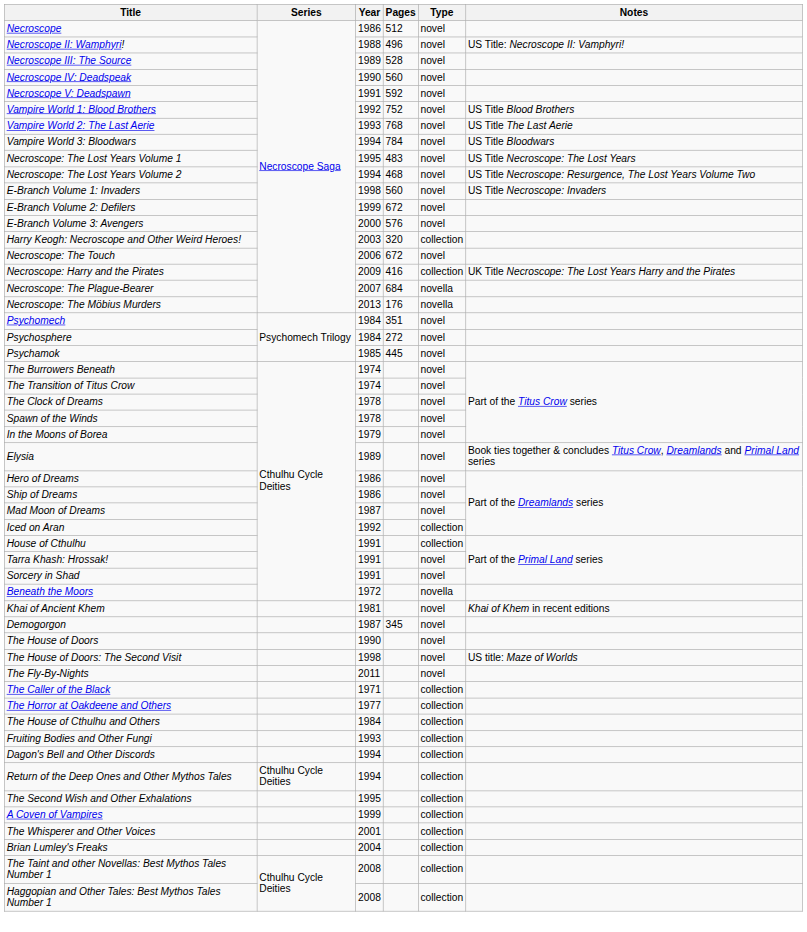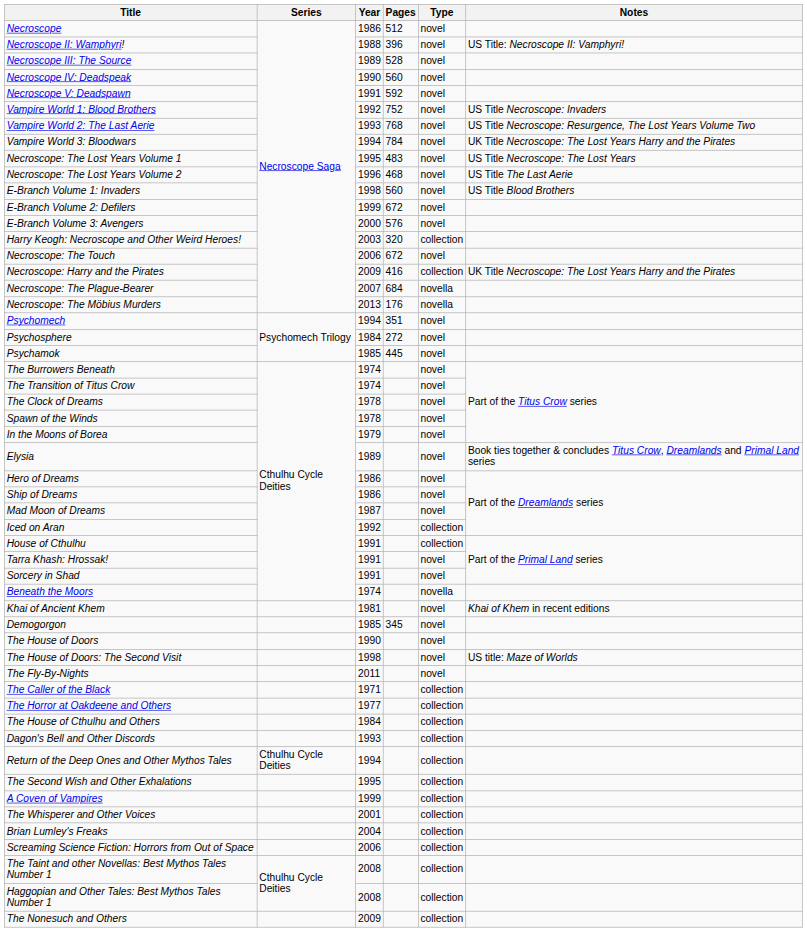(394, 45) 496 -> (394, 45) 396
(521, 110) US Title Blood Brothers -> (537, 110) US Title Necroscope: Invaders
(520, 126) US Title The Last Aerie -> (612, 126) US Title Necroscope: Resurgence, The Lost Years Volume Two
(511, 142) US Title Bloodwars -> (602, 142) UK Title Necroscope: The Lost Years Harry and the Pirates
(369, 175) 1994 -> (369, 175) 1996
(612, 175) US Title Necroscope: Resurgence, The Lost Years Volume Two -> (520, 175) US Title The Last Aerie
(537, 191) US Title Necroscope: Invaders -> (521, 191) US Title Blood Brothers
(369, 321) 1984 -> (369, 321) 1994
(369, 592) 1972 -> (369, 592) 1974
(369, 625) 1987 -> (369, 625) 1985
- row: (79, 738)
(369, 754) 1994 -> (369, 738) 1993
+ row: (130, 847)
+ row: (67, 919)
